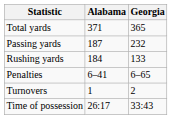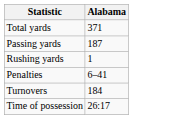- column: (148, 12)
(95, 59) 184 -> (90, 59) 1
(90, 91) 1 -> (95, 91) 184
